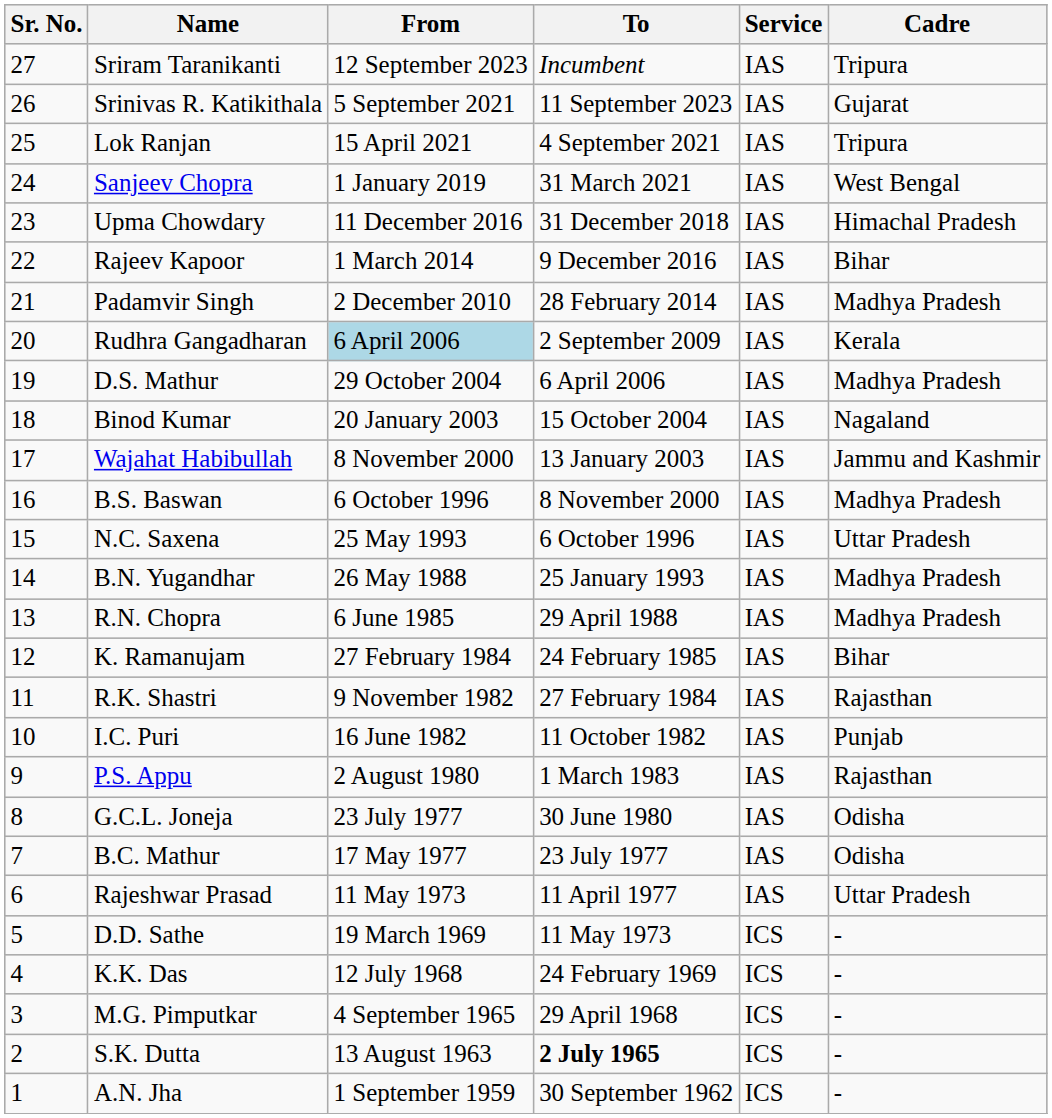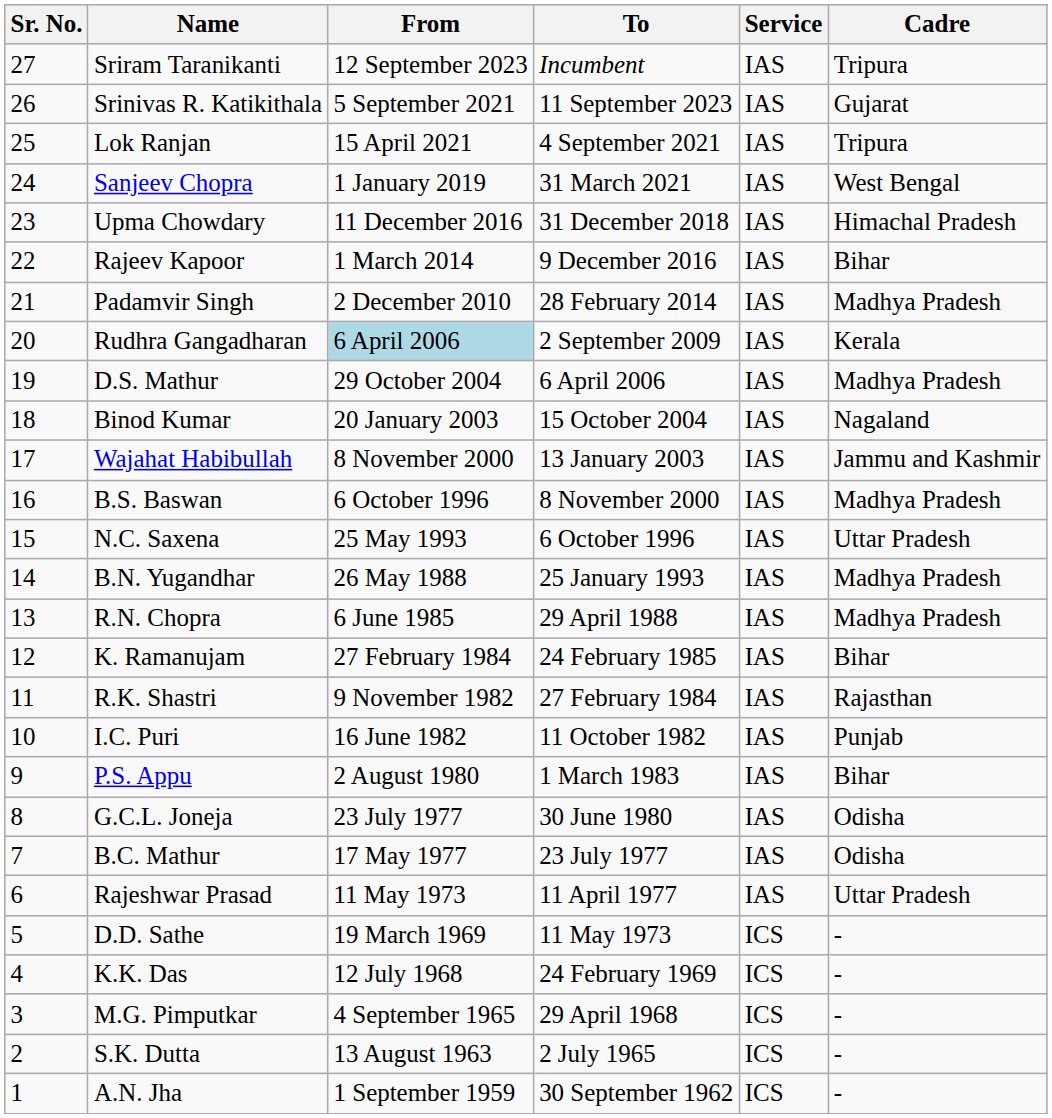(883, 776) Rajasthan -> (862, 776) Bihar
(599, 1053) bold -> (597, 1053) normal
